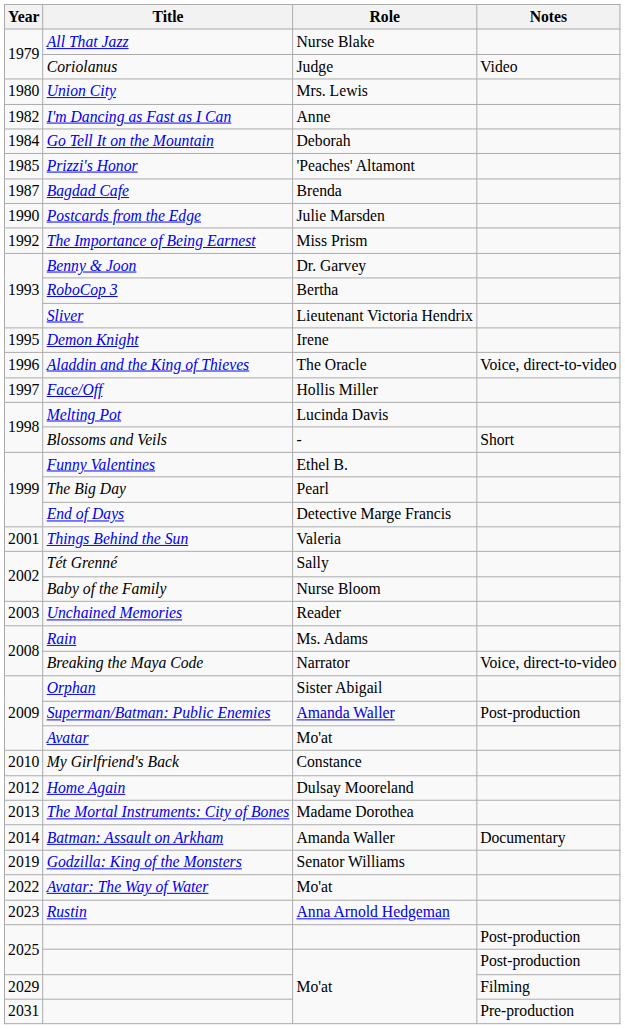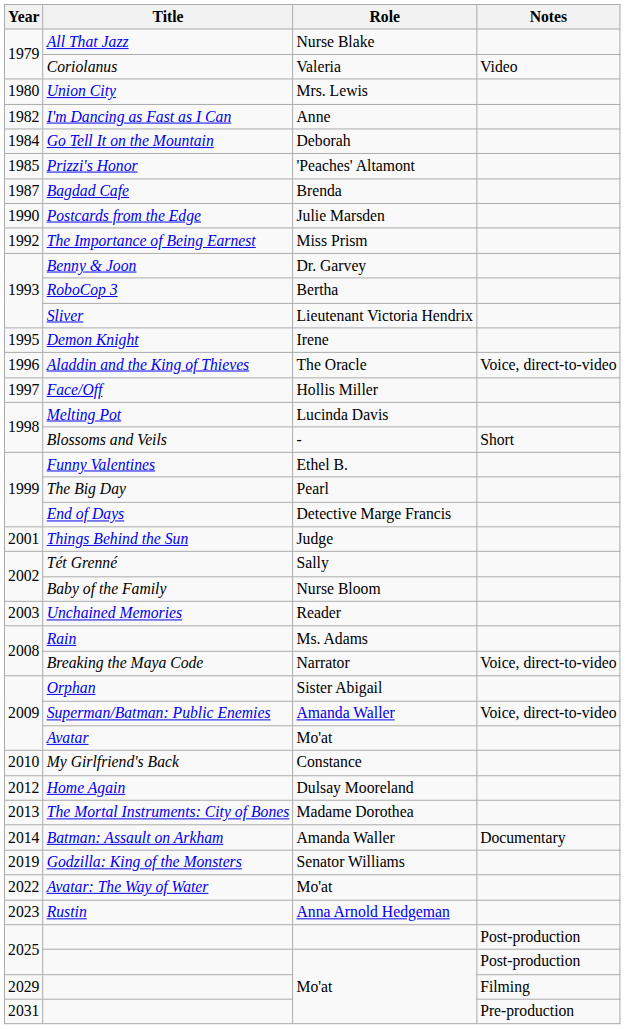(315, 66) Judge -> (319, 66) Valeria
(319, 539) Valeria -> (315, 539) Judge
(530, 713) Post-production -> (548, 713) Voice, direct-to-video
